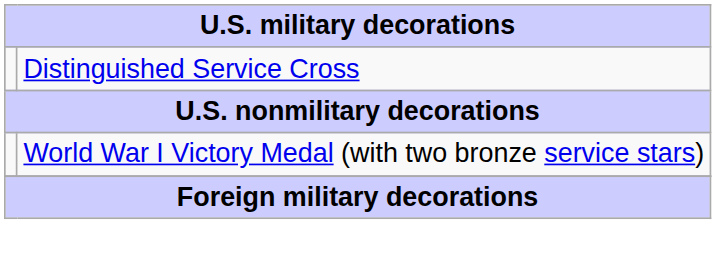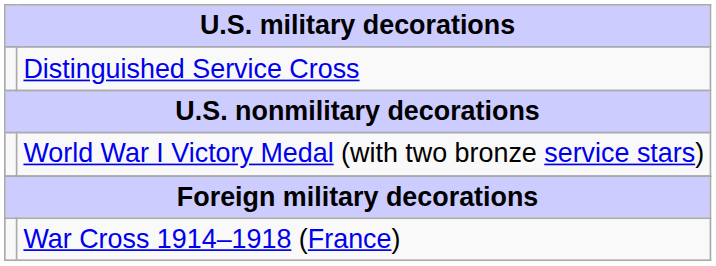+ row: (212, 238)
